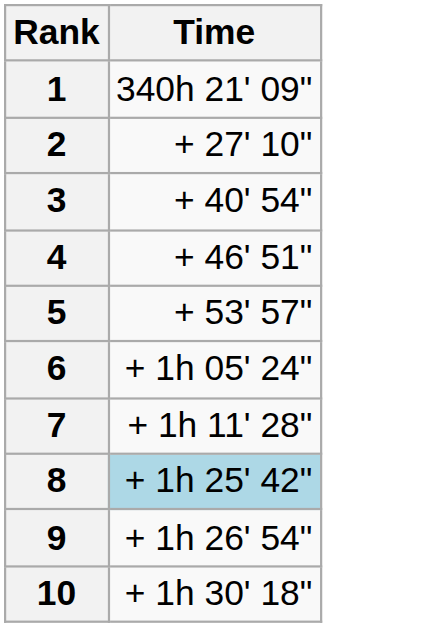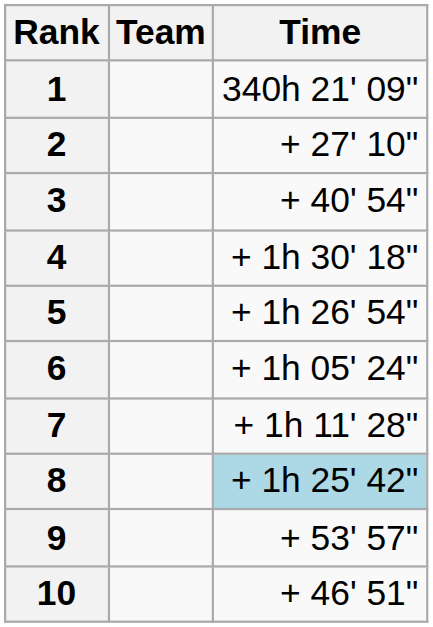+ column: (161, 32)
(243, 256) + 46' 51" -> (325, 256) + 1h 30' 18"
(243, 312) + 53' 57" -> (325, 312) + 1h 26' 54"
(219, 537) + 1h 26' 54" -> (349, 537) + 53' 57"
(219, 593) + 1h 30' 18" -> (349, 593) + 46' 51"
